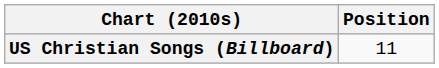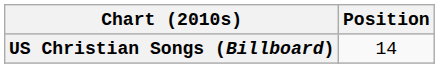(386, 49) 11 -> (386, 49) 14
